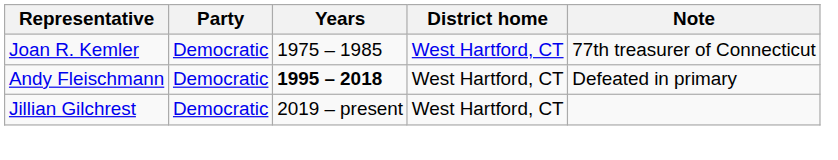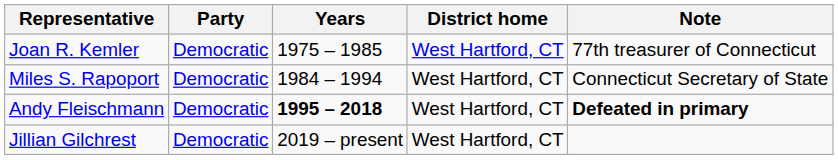+ row: (84, 79)
(655, 79) normal -> (660, 109) bold
